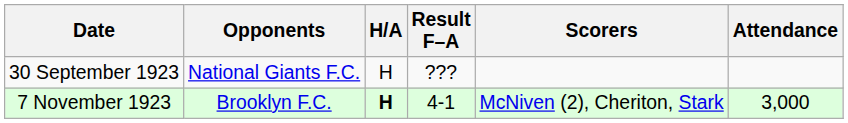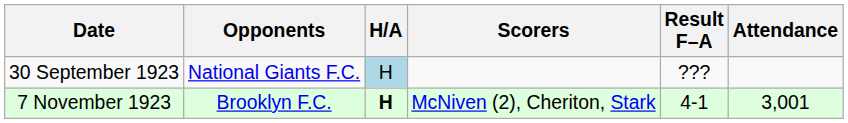columns swapped: (441, 30) <-> (602, 30)
(386, 72) no background -> (386, 72) lightblue background
(785, 103) 3,000 -> (785, 103) 3,001
